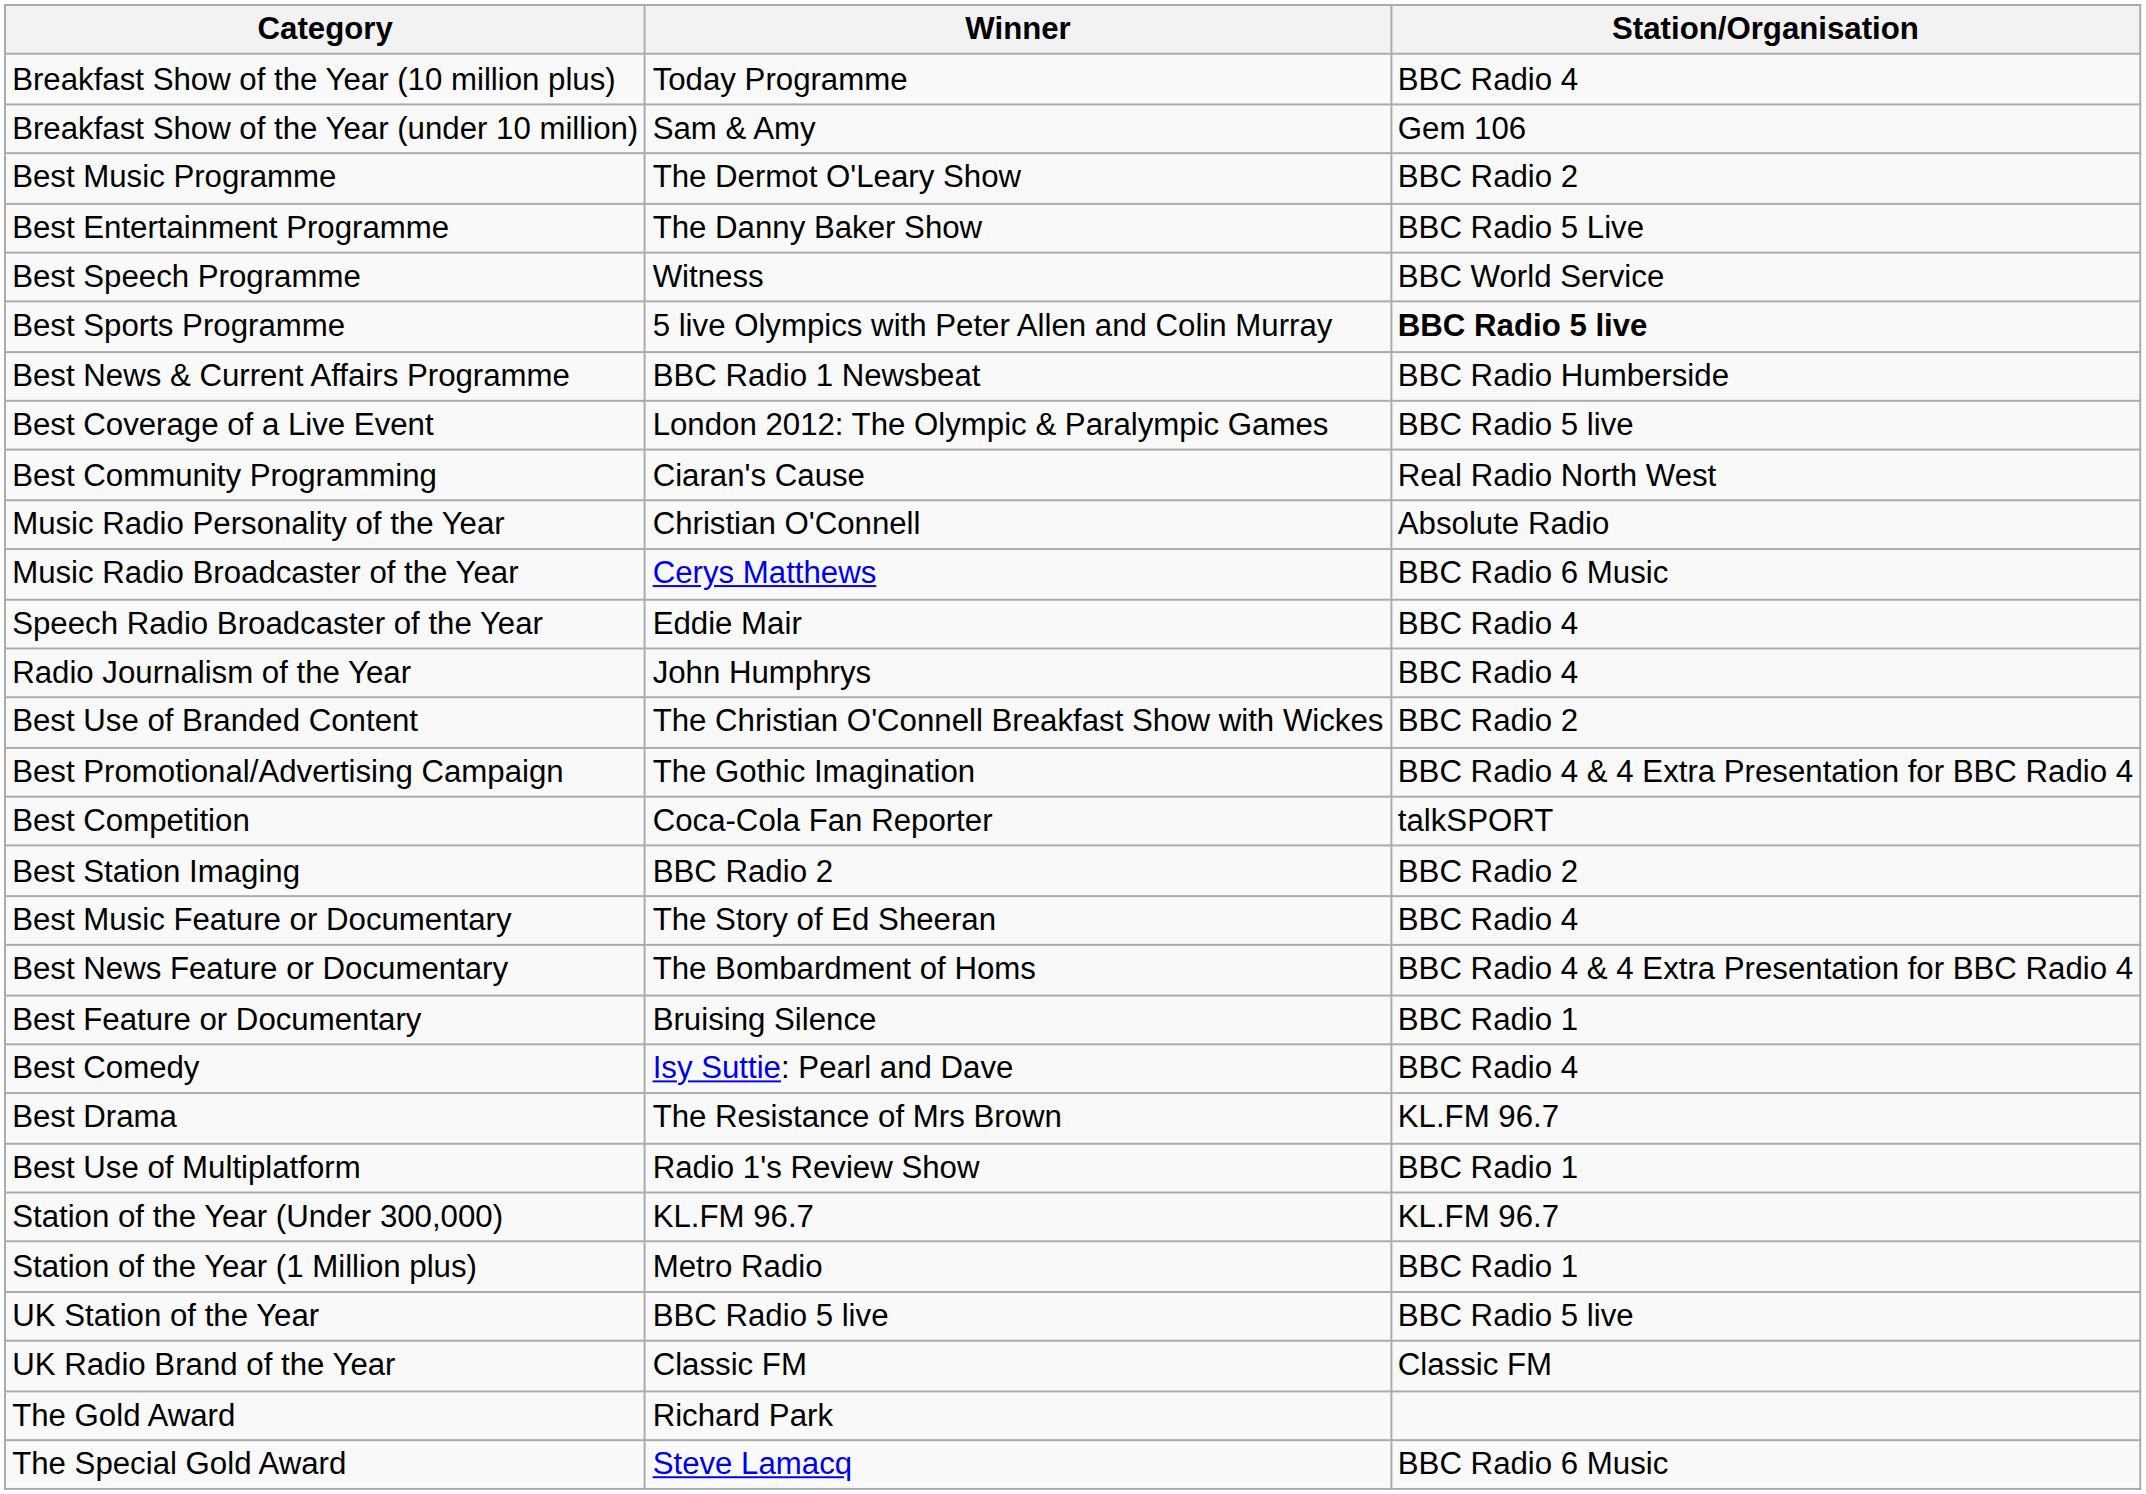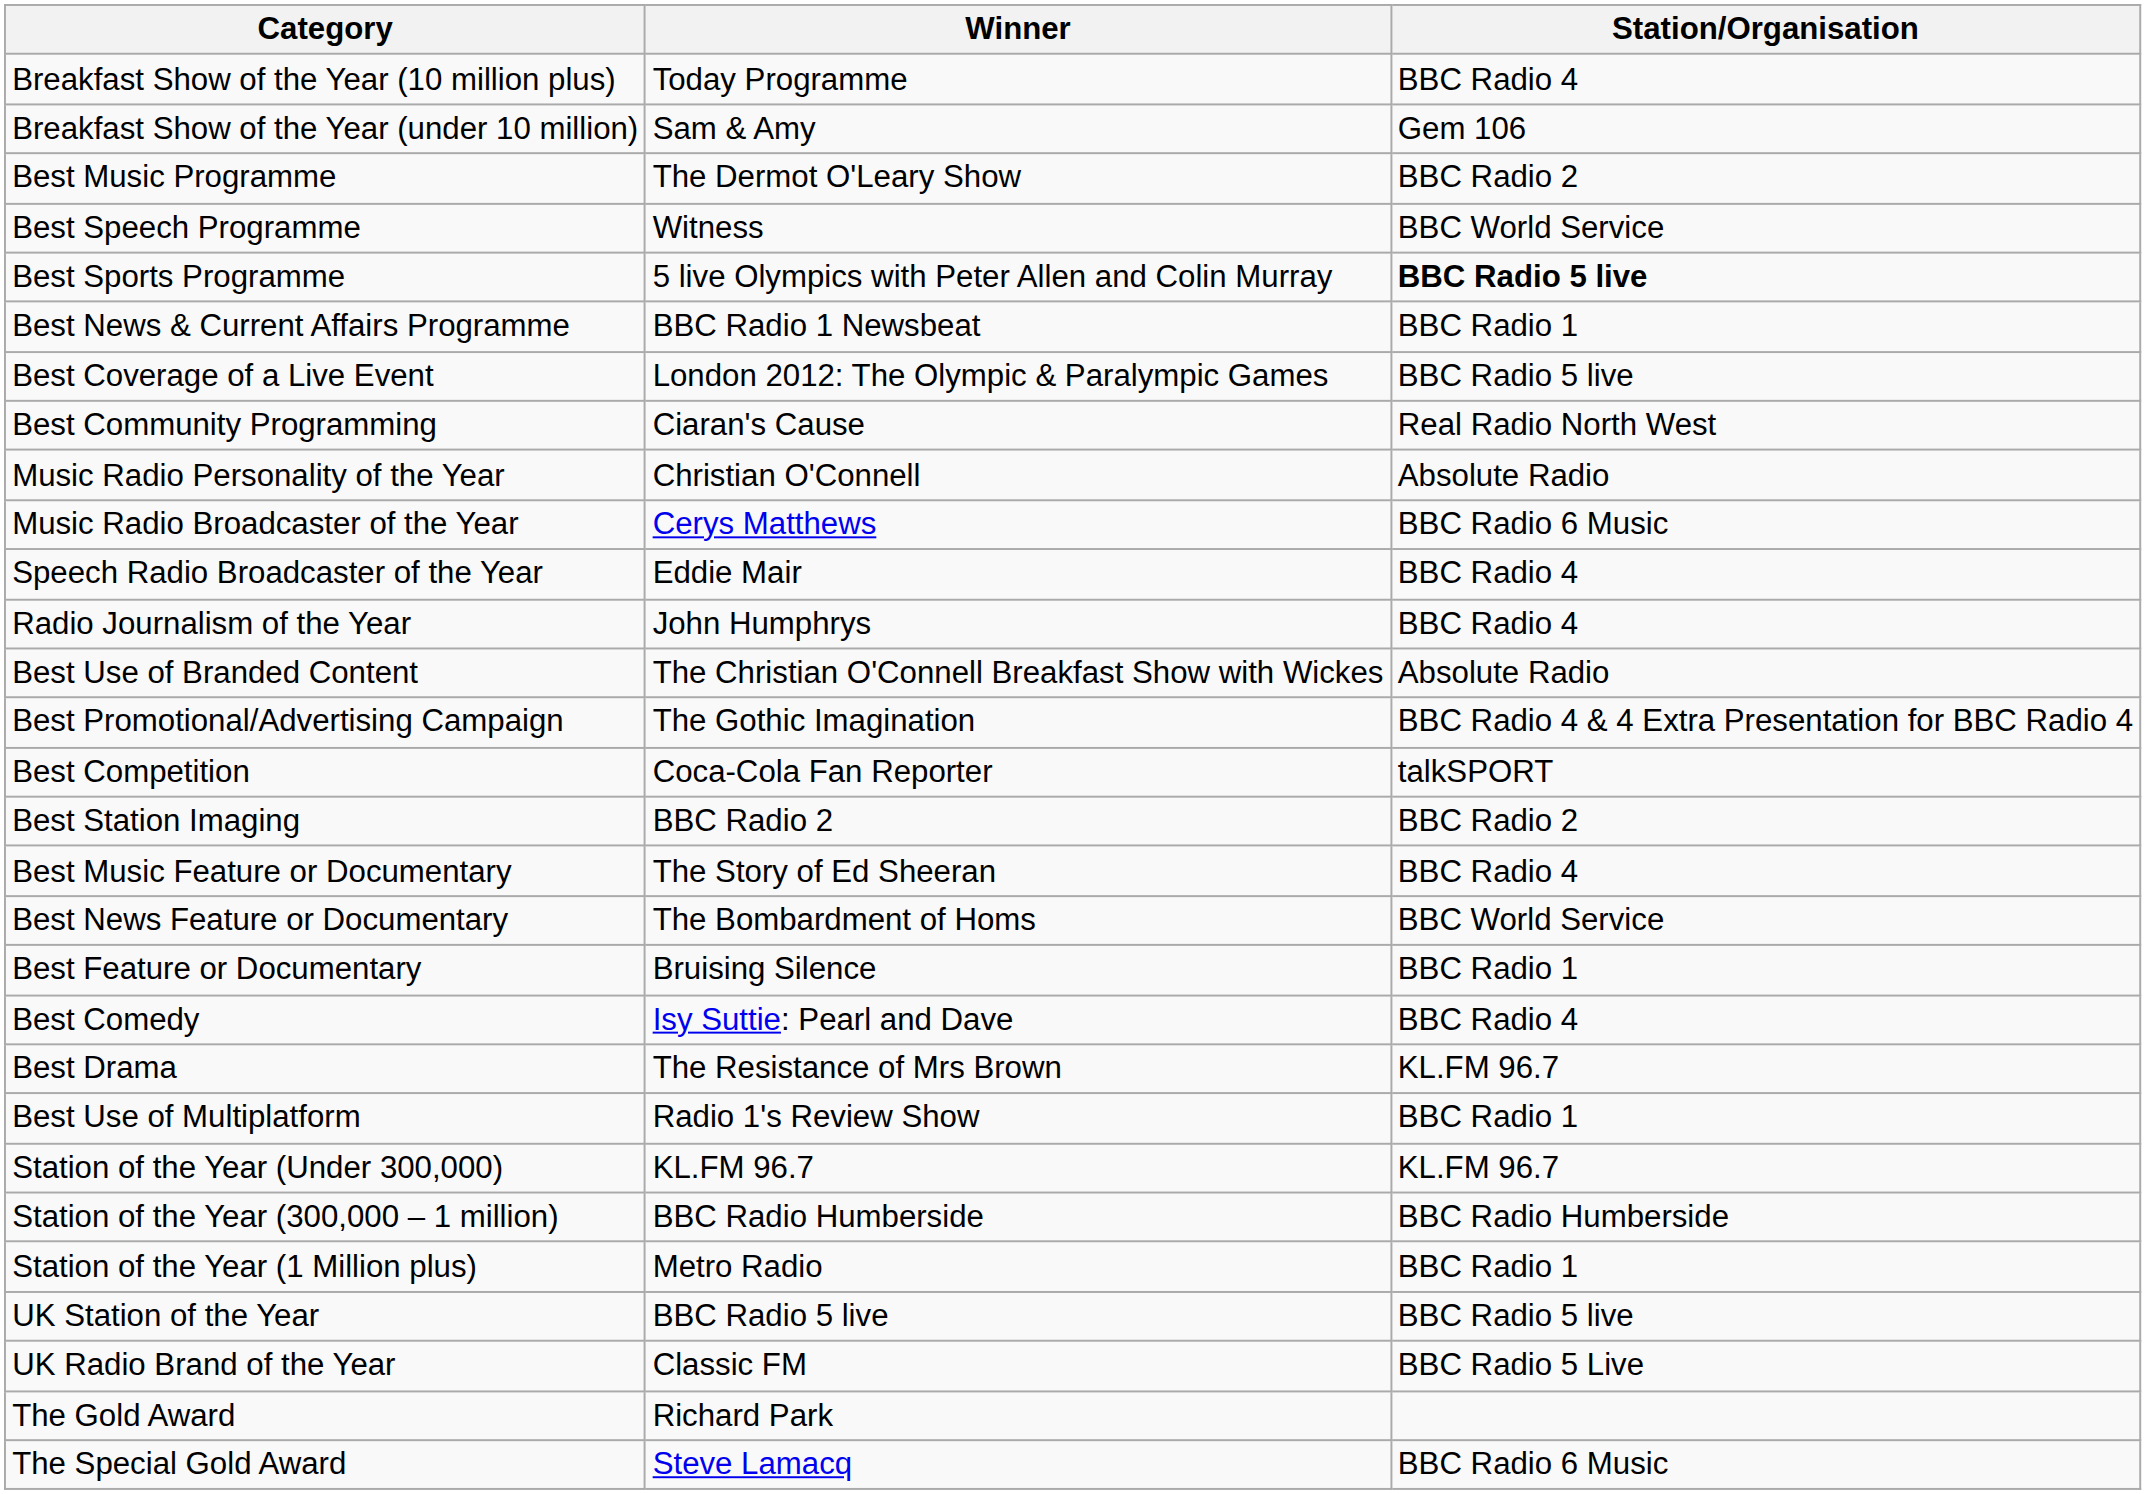- row: (231, 227)
(1563, 375) BBC Radio Humberside -> (1488, 326) BBC Radio 1
(1488, 721) BBC Radio 2 -> (1504, 672) Absolute Radio
(1765, 969) BBC Radio 4 & 4 Extra Presentation for BBC Radio 4 -> (1531, 919) BBC World Service
+ row: (285, 1216)
(1475, 1365) Classic FM -> (1521, 1365) BBC Radio 5 Live
